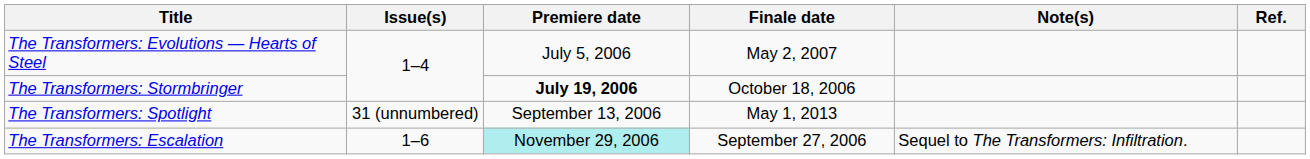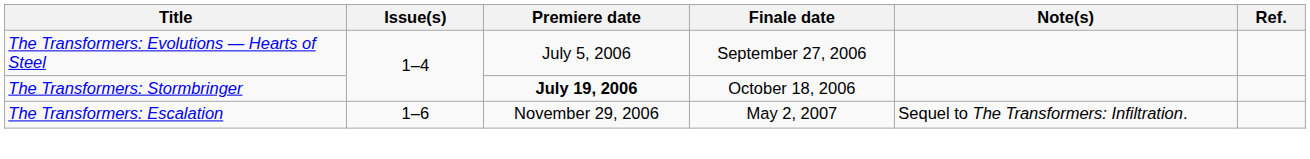(792, 52) May 2, 2007 -> (792, 52) September 27, 2006
- row: (110, 114)
(586, 140) paleturquoise background -> (586, 114) no background
(792, 140) September 27, 2006 -> (792, 114) May 2, 2007
